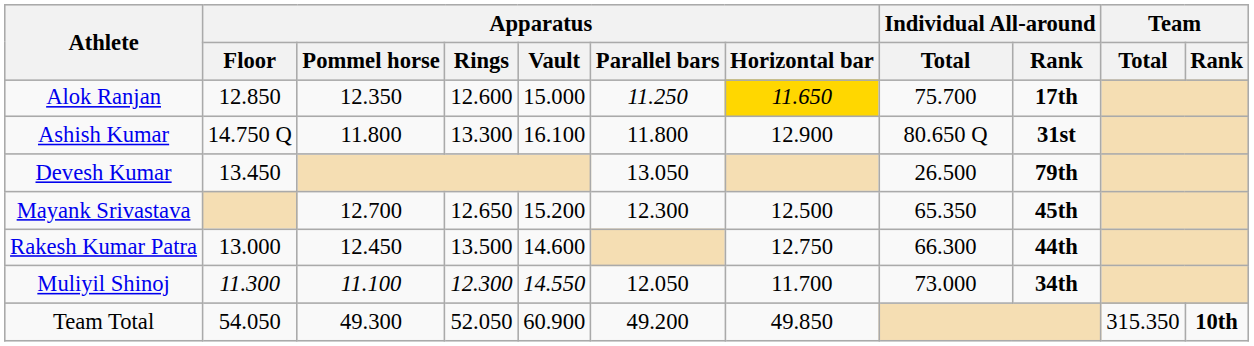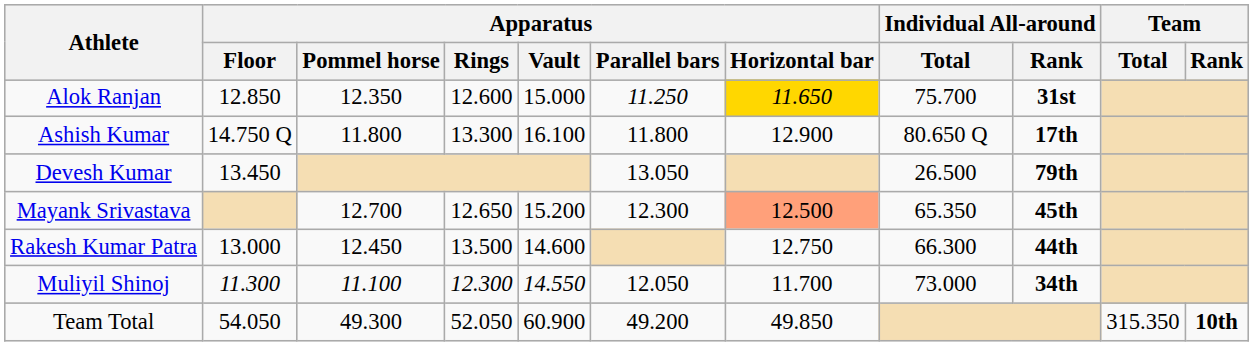(1056, 98) 17th -> (1056, 98) 31st
(1056, 135) 31st -> (1056, 135) 17th
(802, 209) no background -> (802, 209) lightsalmon background
